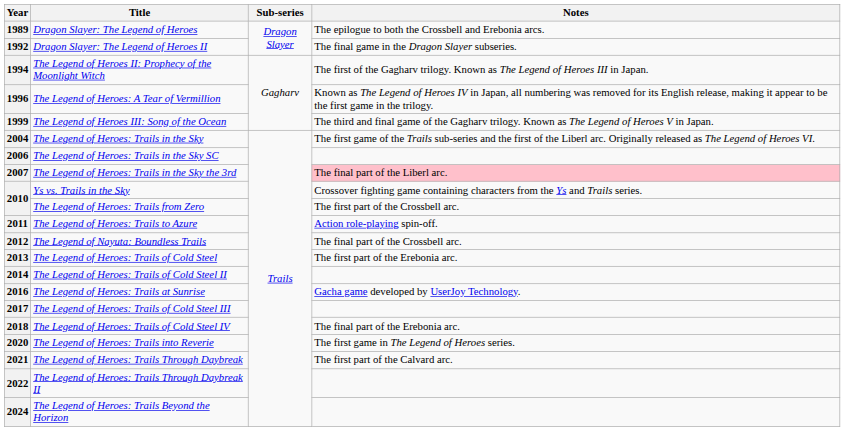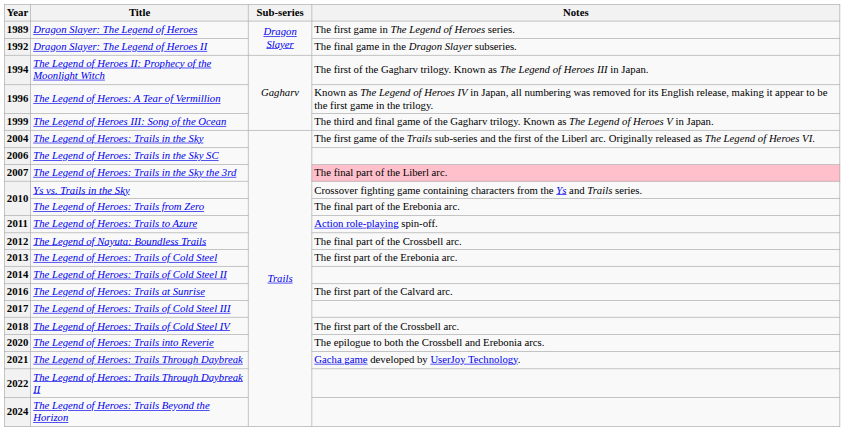(429, 30) The epilogue to both the Crossbell and Erebonia arcs. -> (415, 30) The first game in The Legend of Heroes series.
(387, 207) The first part of the Crossbell arc. -> (387, 207) The final part of the Erebonia arc.
(417, 292) Gacha game developed by UserJoy Technology. -> (383, 292) The first part of the Calvard arc.
(387, 326) The final part of the Erebonia arc. -> (387, 326) The first part of the Crossbell arc.
(415, 343) The first game in The Legend of Heroes series. -> (429, 343) The epilogue to both the Crossbell and Erebonia arcs.
(383, 360) The first part of the Calvard arc. -> (417, 360) Gacha game developed by UserJoy Technology.
